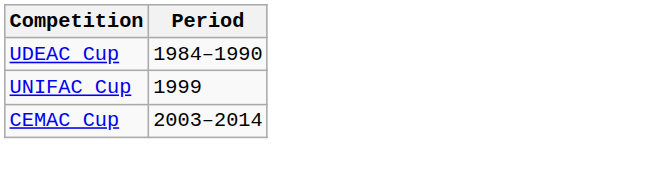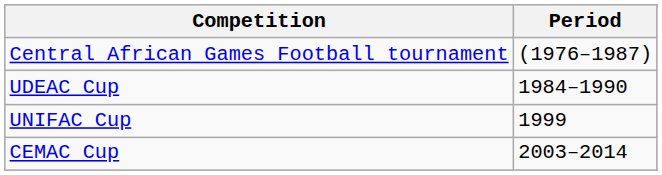+ row: (259, 54)
